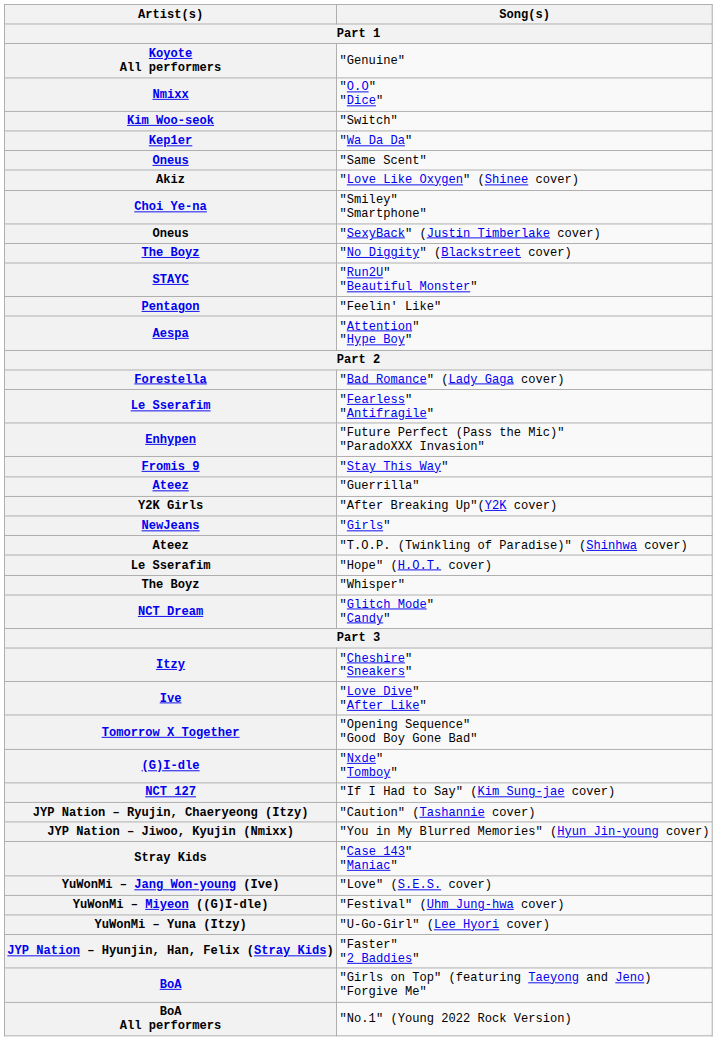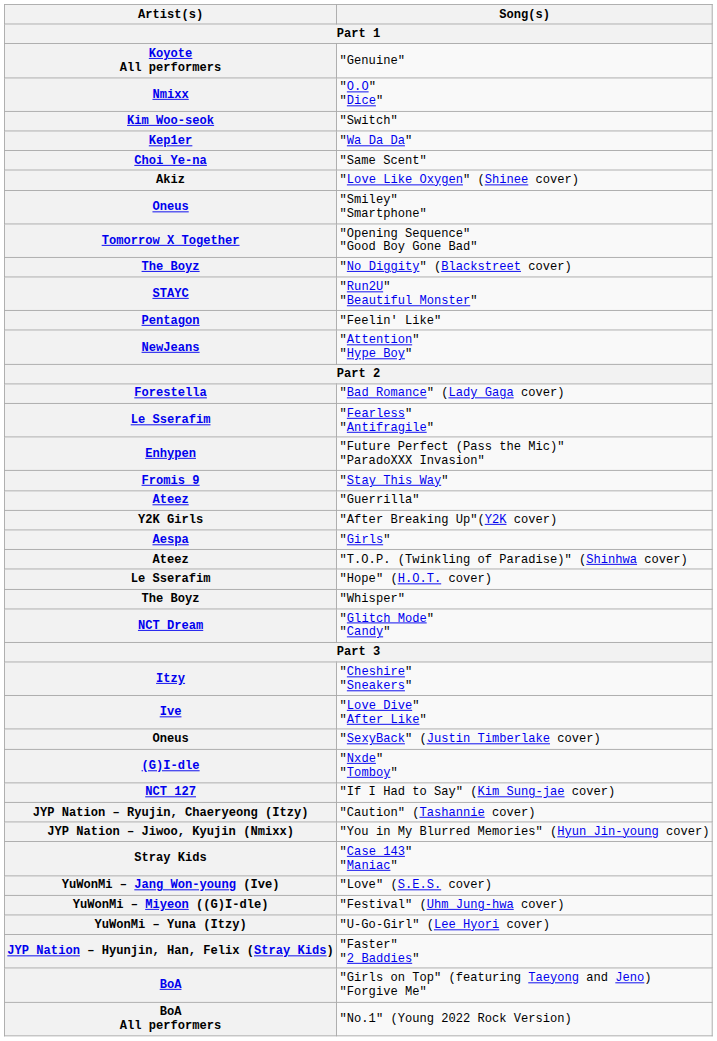(171, 160) Oneus -> (171, 160) Choi Ye-na
(171, 207) Choi Ye-na -> (171, 207) Oneus
rows swapped: (470, 234) <-> (409, 732)
(171, 333) Aespa -> (171, 347) NewJeans
(171, 526) NewJeans -> (171, 540) Aespa
